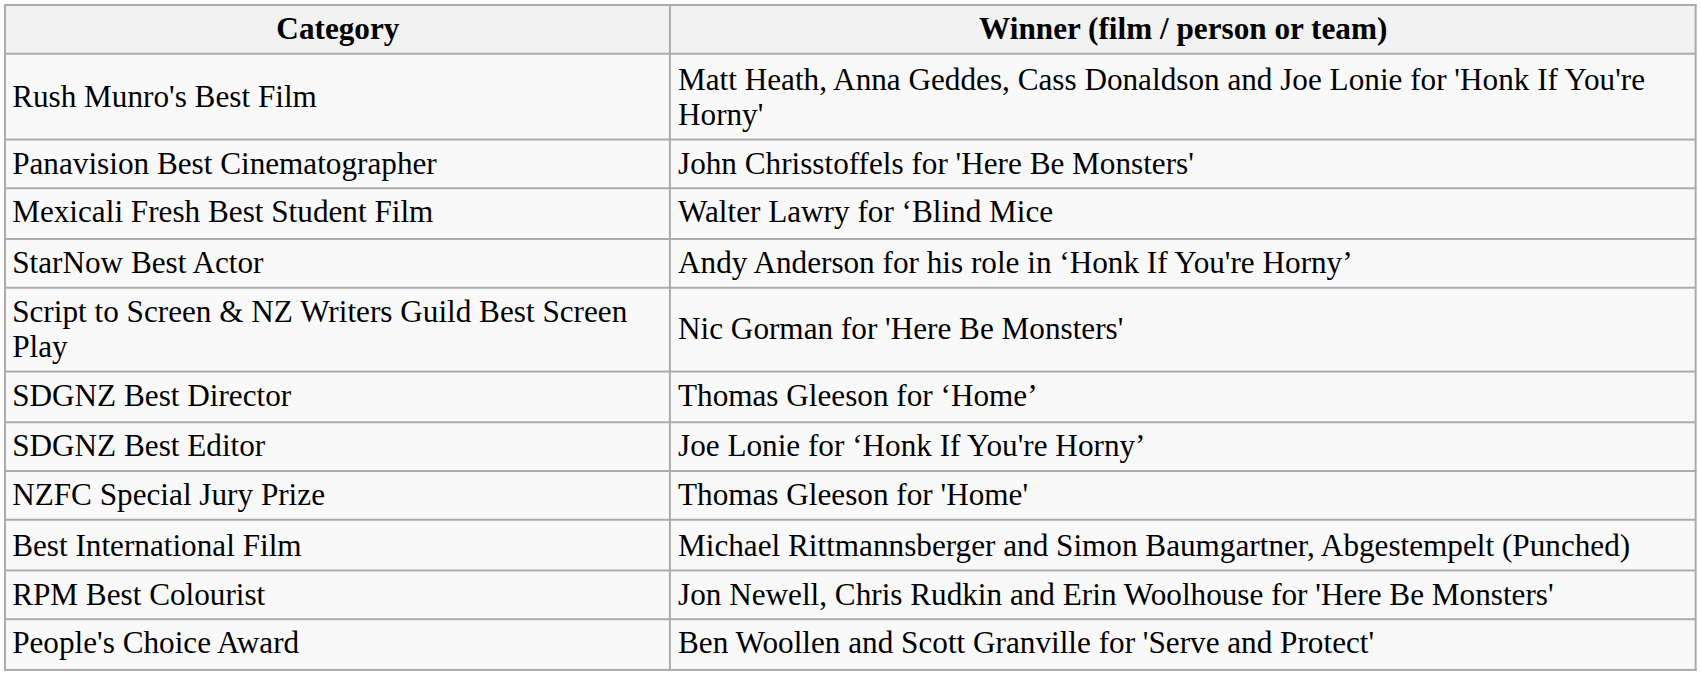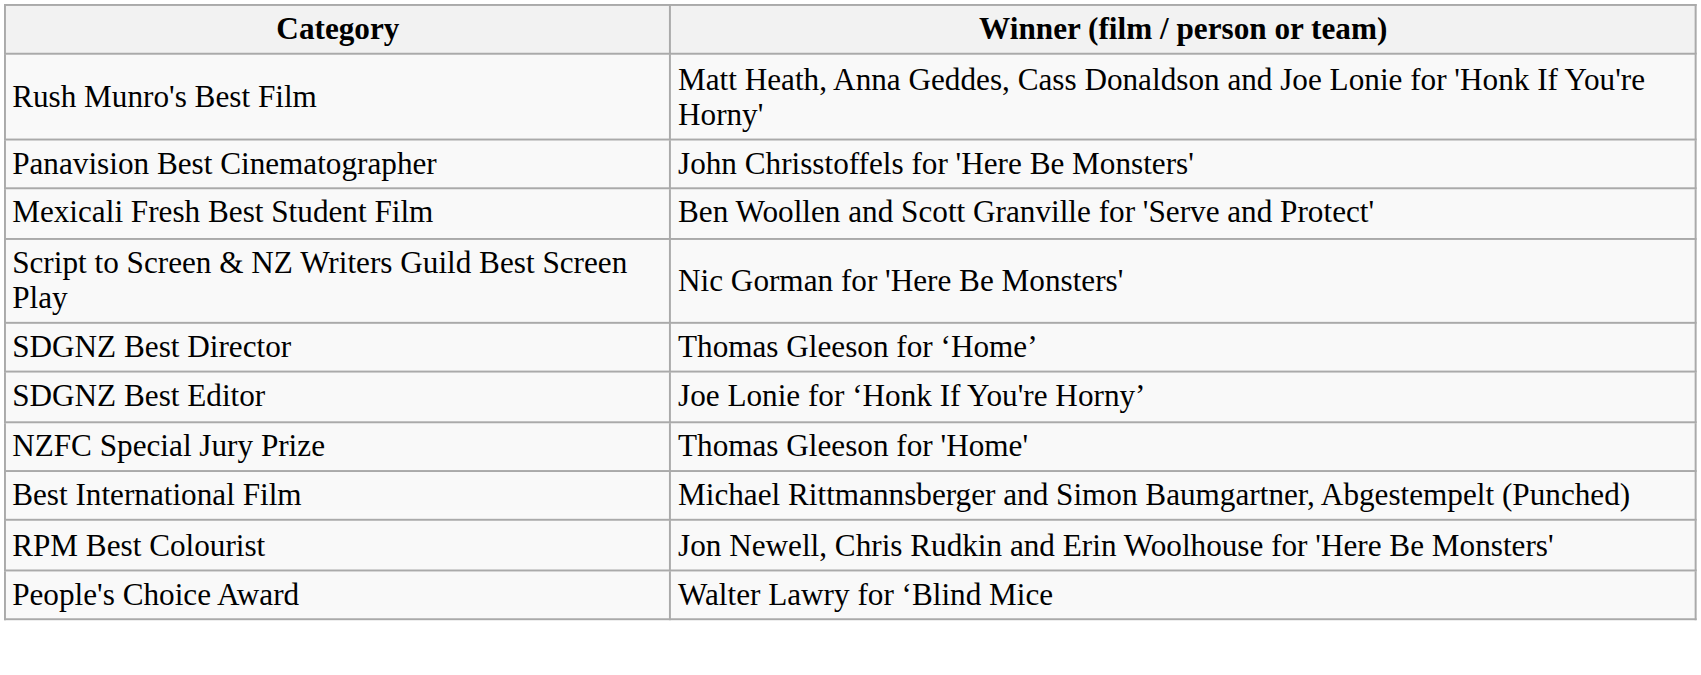(866, 212) Walter Lawry for ‘Blind Mice -> (1026, 212) Ben Woollen and Scott Granville for 'Serve and Protect'
- row: (138, 262)
(1026, 643) Ben Woollen and Scott Granville for 'Serve and Protect' -> (866, 594) Walter Lawry for ‘Blind Mice
